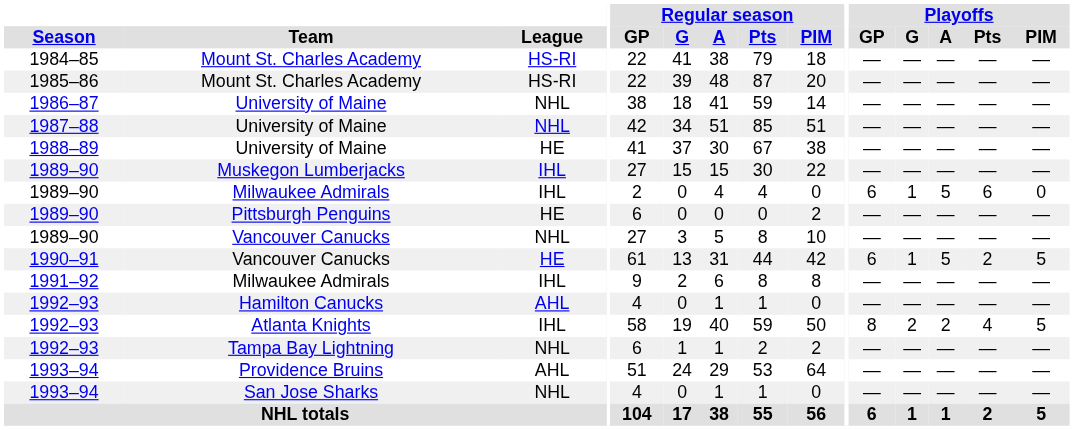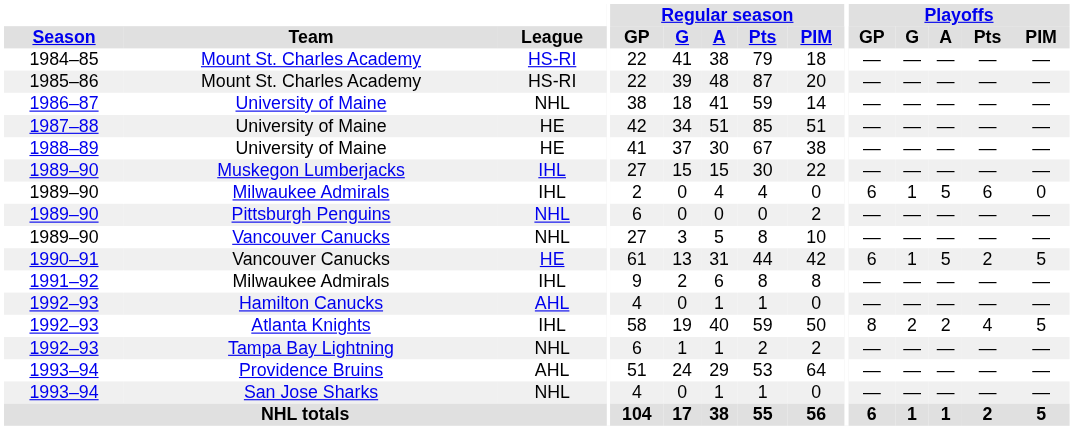(552, 126) NHL -> (552, 126) HE
(552, 214) HE -> (552, 214) NHL
